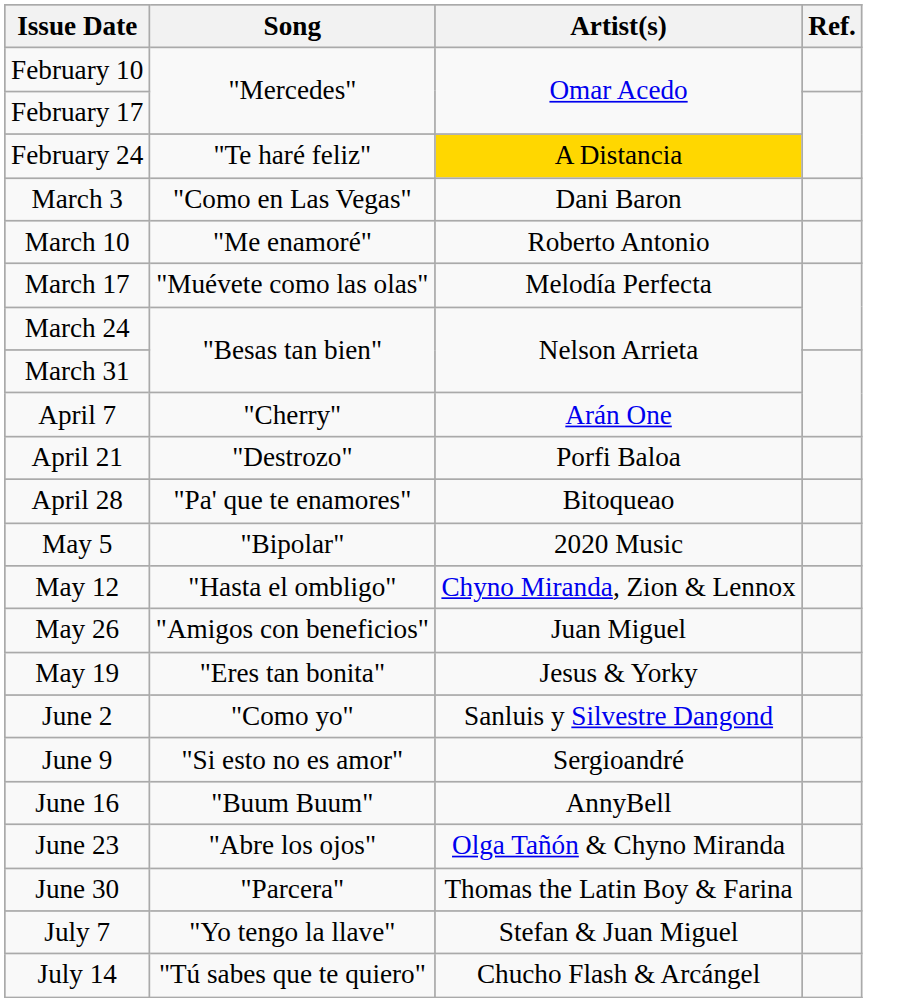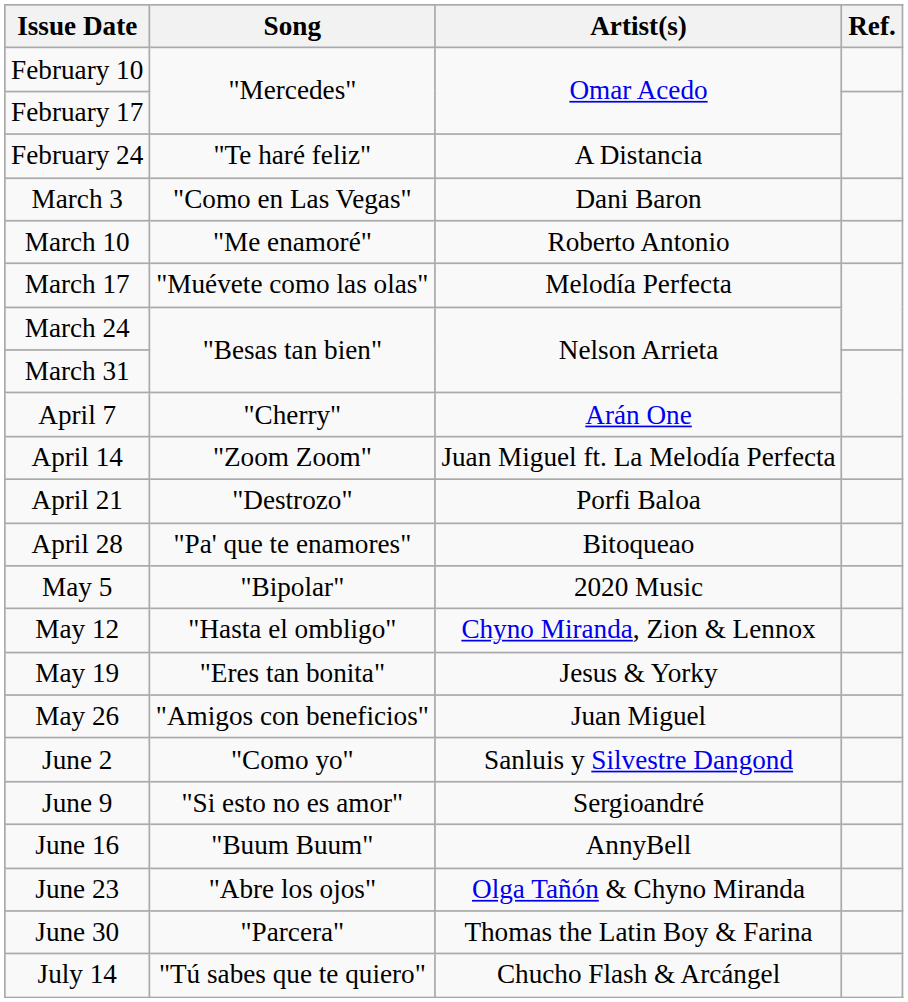(619, 155) gold background -> (639, 155) no background
+ row: (77, 457)
rows swapped: (77, 673) <-> (77, 629)
- row: (77, 931)
